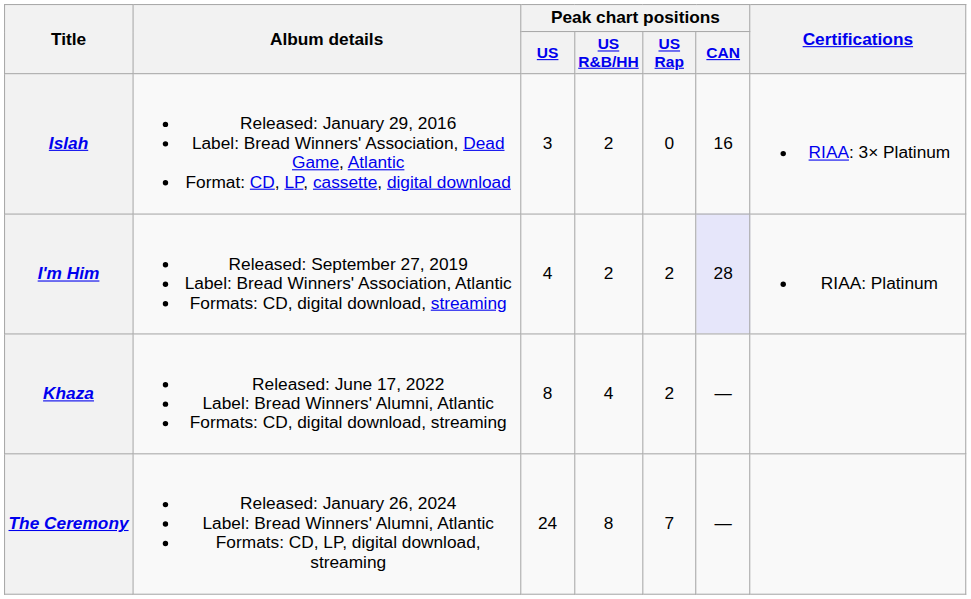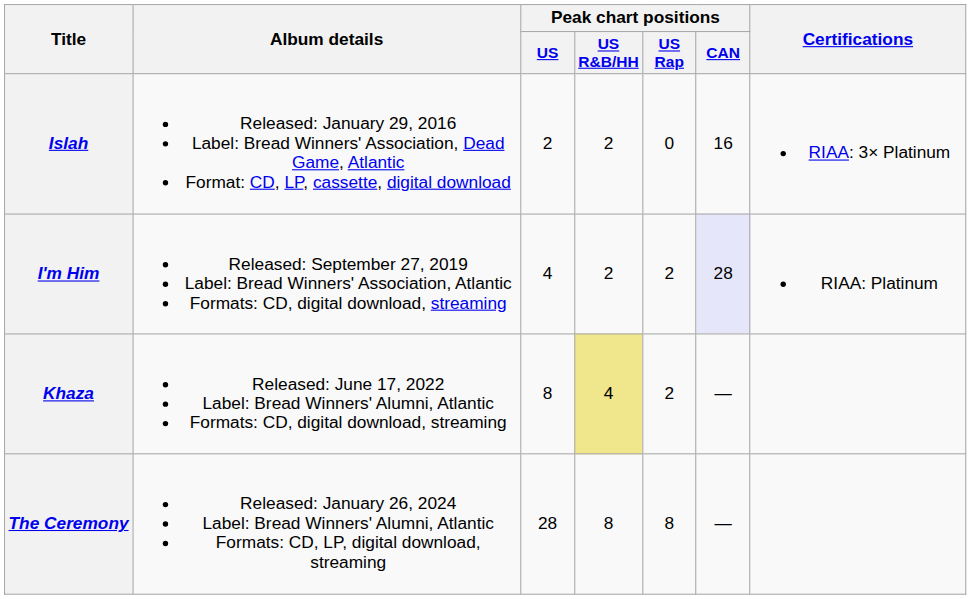(548, 143) 3 -> (548, 143) 2
(608, 393) no background -> (608, 393) khaki background
(548, 523) 24 -> (548, 523) 28
(669, 523) 7 -> (669, 523) 8
